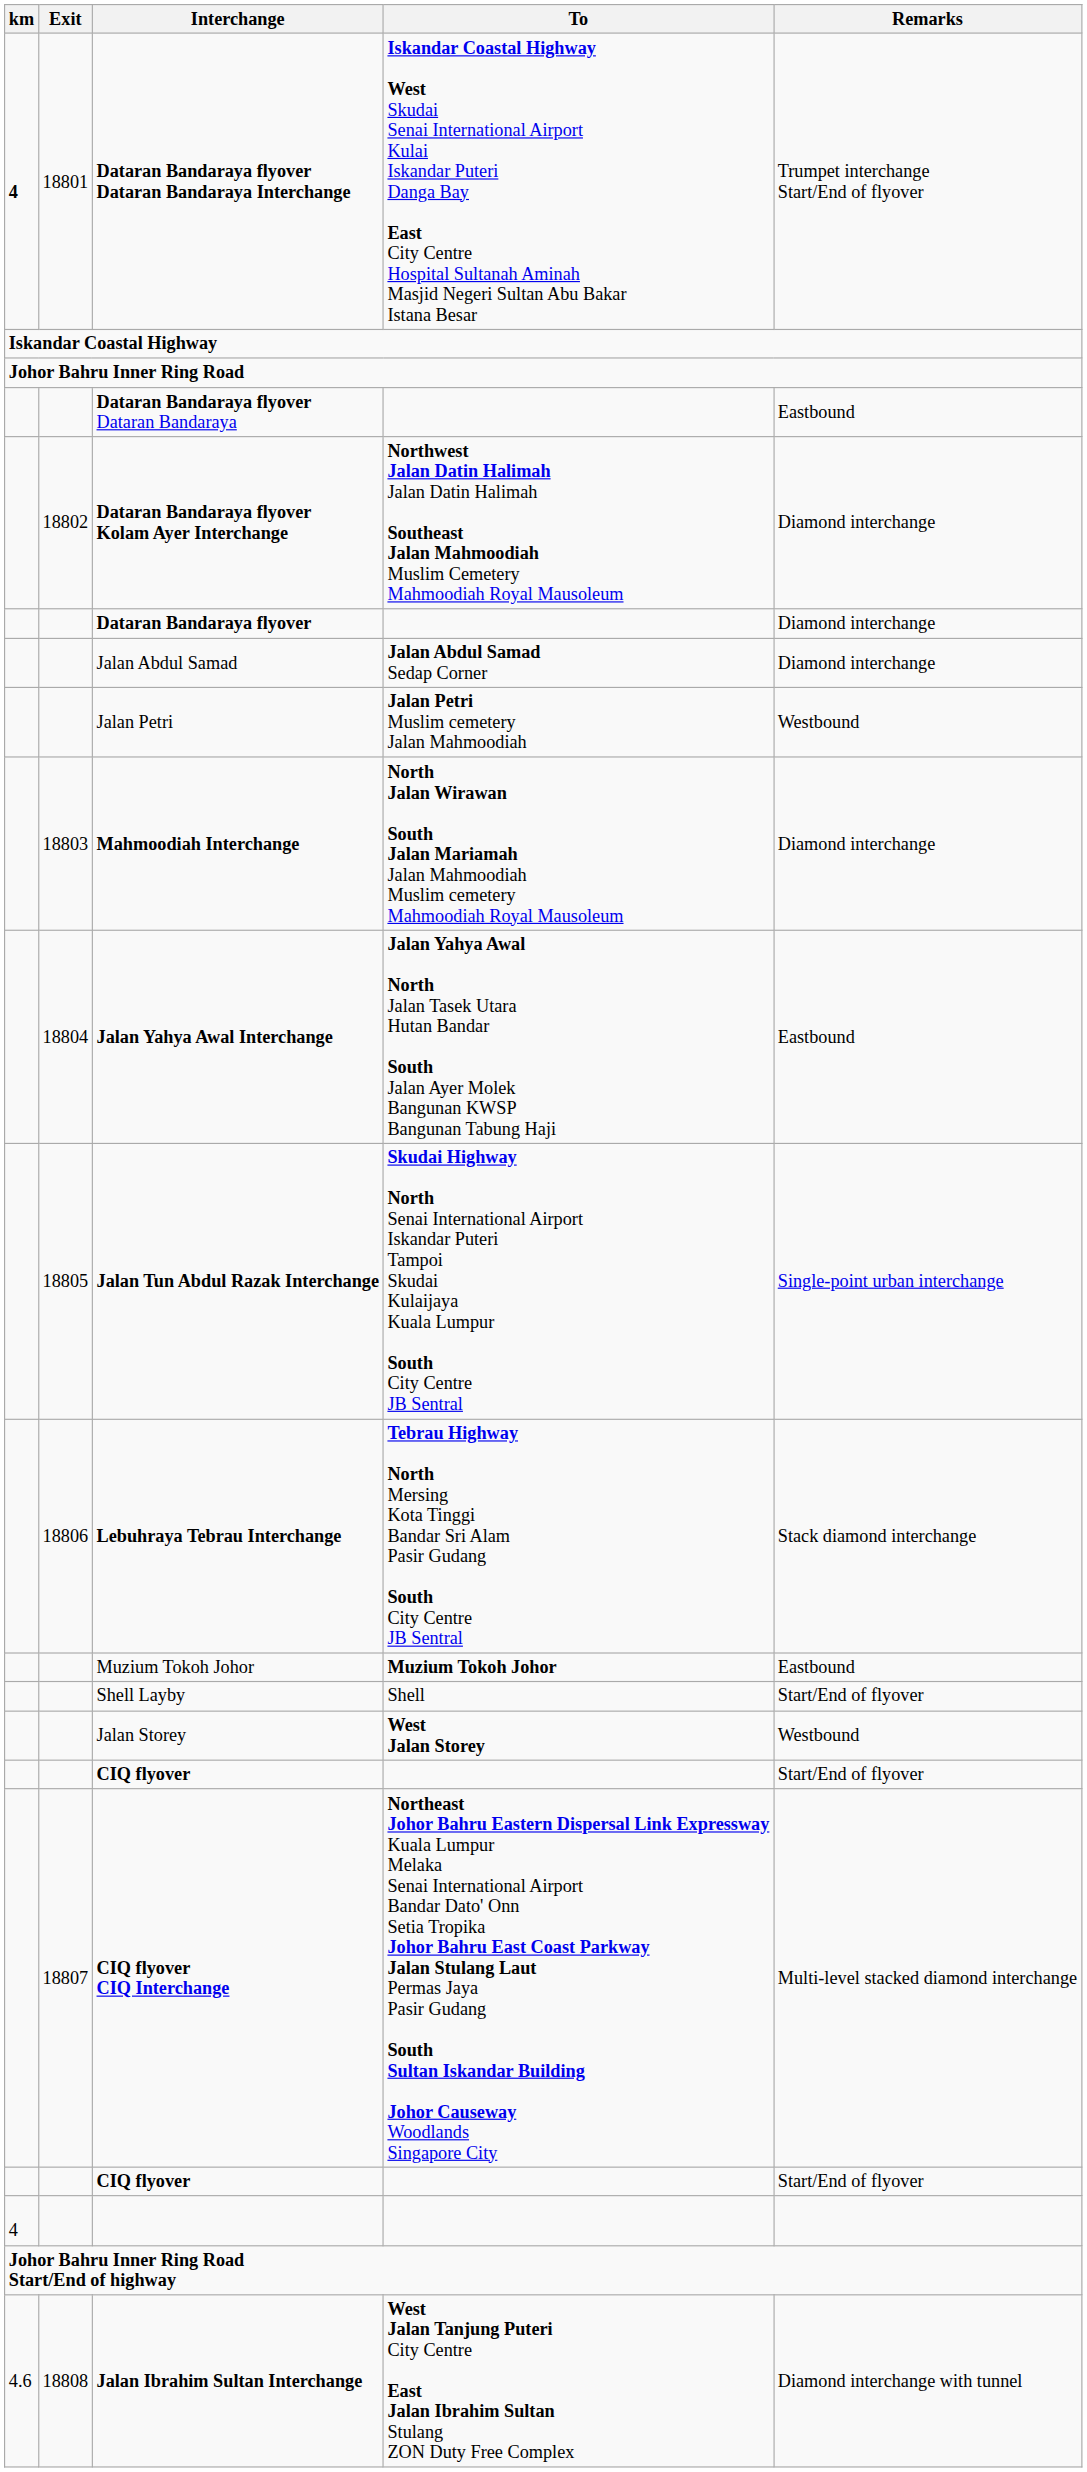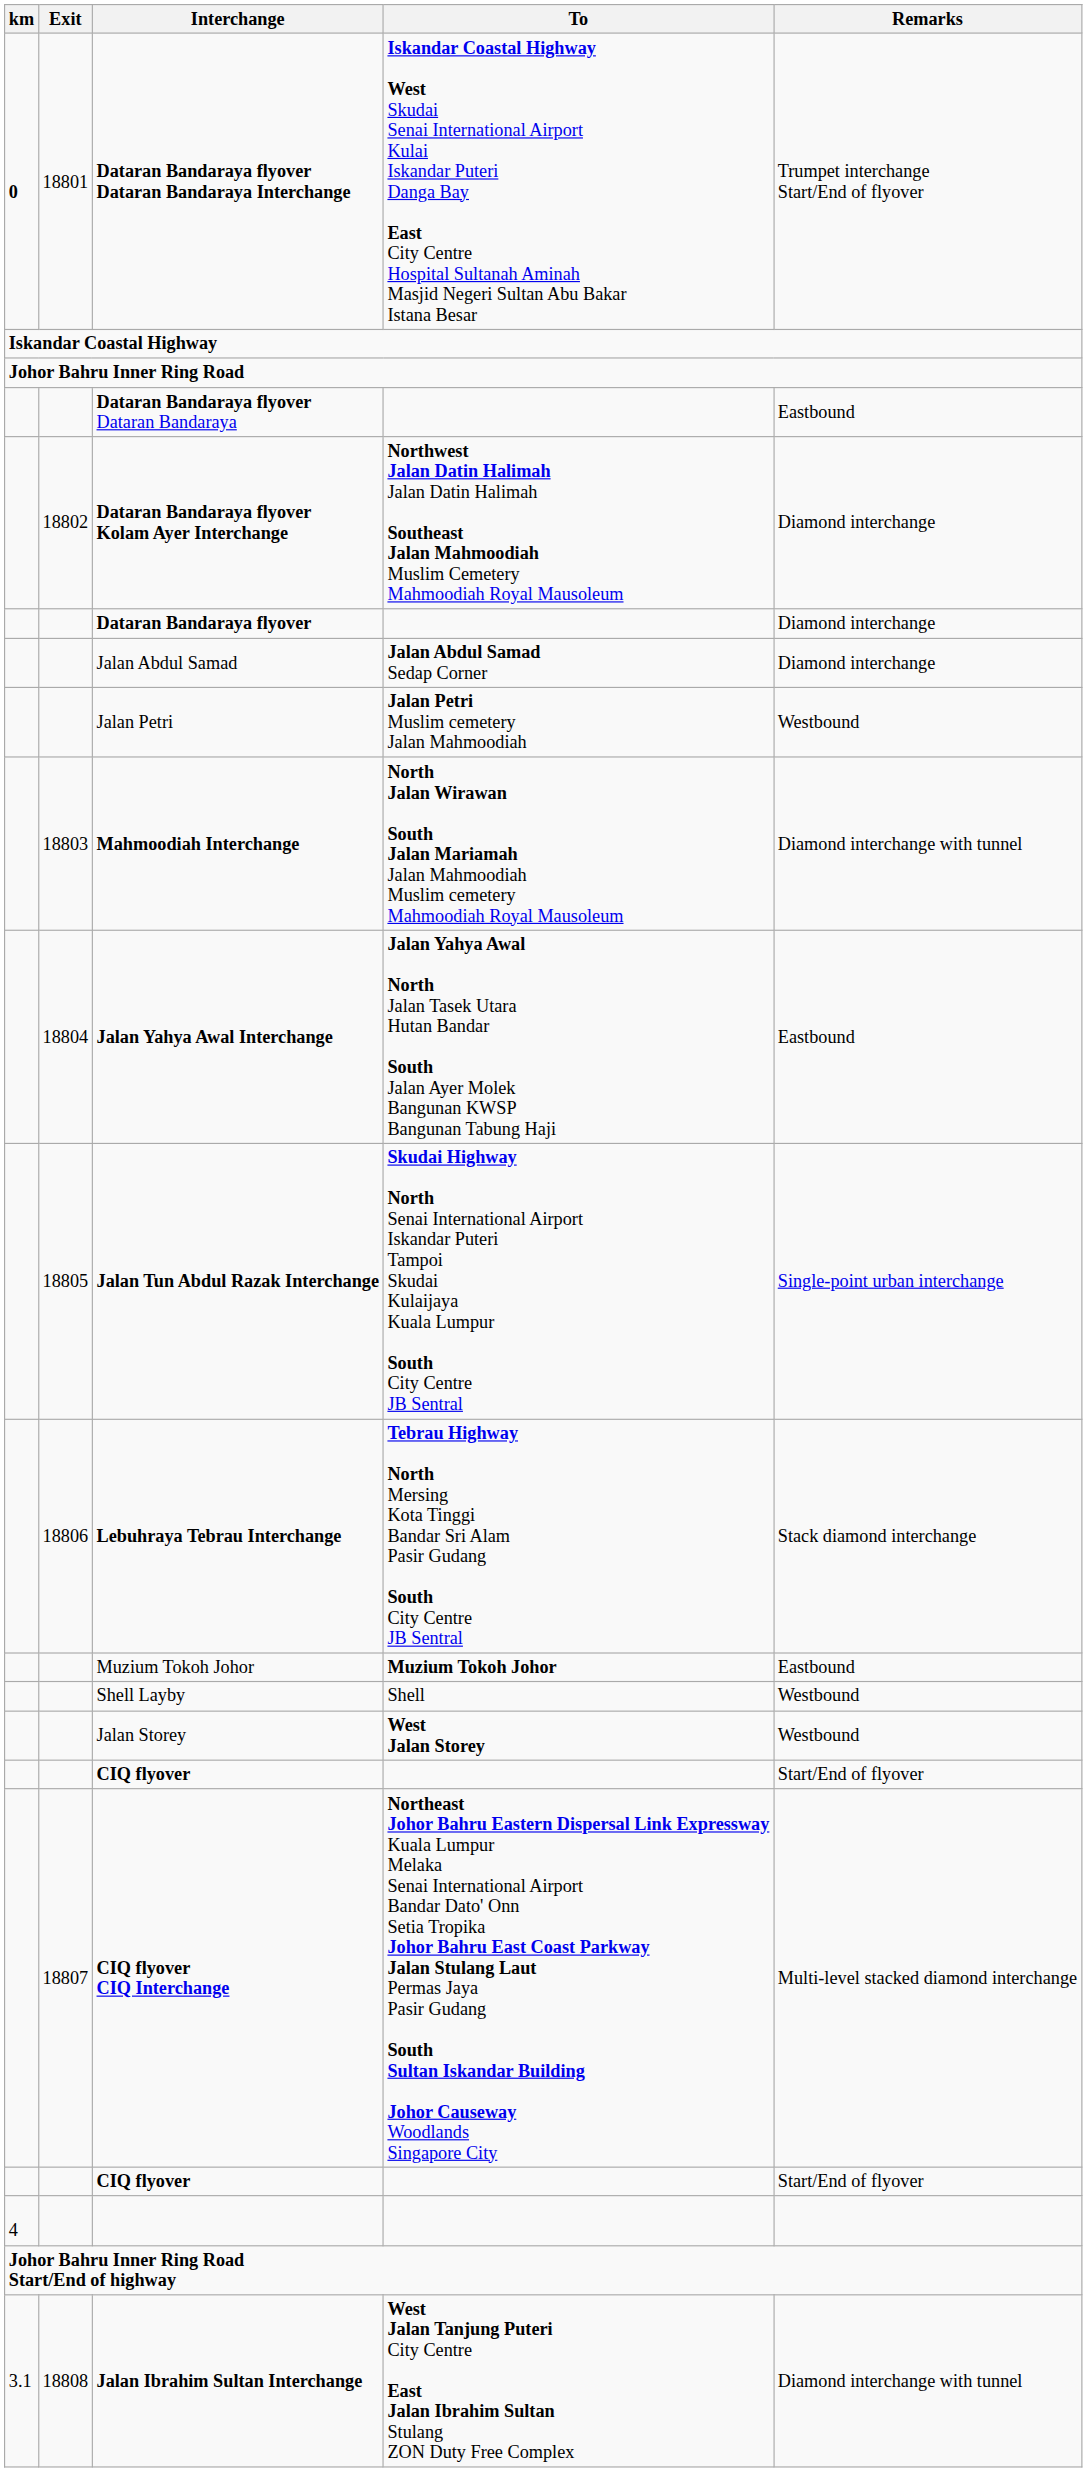(13, 191) 4 -> (13, 191) 0
(857, 843) Diamond interchange -> (900, 843) Diamond interchange with tunnel
(851, 1696) Start/End of flyover -> (819, 1696) Westbound
(20, 2380) 4.6 -> (20, 2380) 3.1
